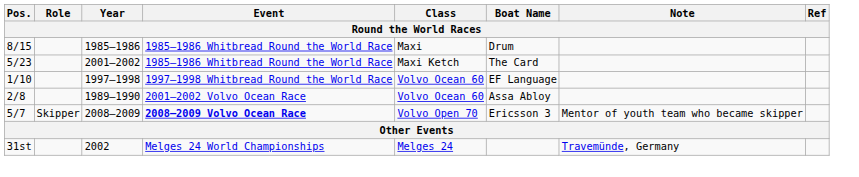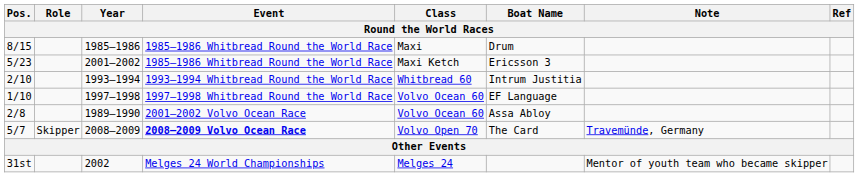(514, 63) The Card -> (520, 63) Ericsson 3
+ row: (19, 80)
(520, 113) Ericsson 3 -> (514, 130) The Card
(682, 113) Mentor of youth team who became skipper -> (645, 130) Travemünde, Germany
(621, 147) Travemünde, Germany -> (707, 163) Mentor of youth team who became skipper
